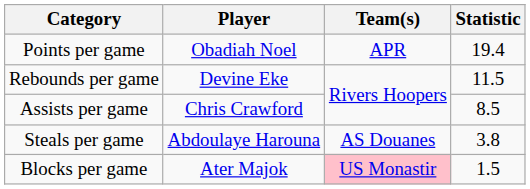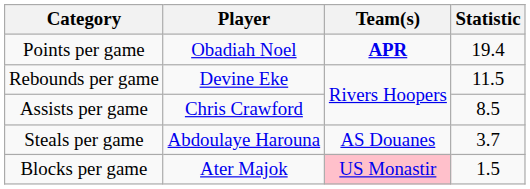(388, 49) normal -> (388, 49) bold
(488, 139) 3.8 -> (488, 139) 3.7
